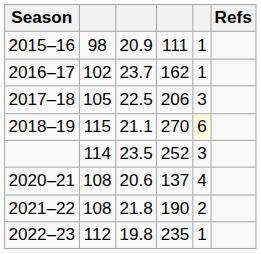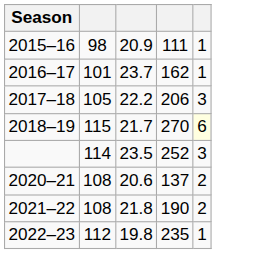- column: (233, 18)
(97, 72) 102 -> (97, 72) 101
(136, 99) 22.5 -> (136, 99) 22.2
(136, 126) 21.1 -> (136, 126) 21.7
(202, 180) 4 -> (202, 180) 2
